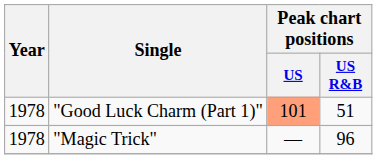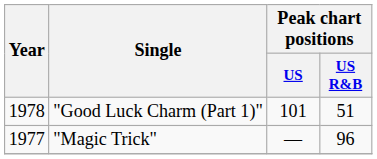(293, 111) lightsalmon background -> (293, 111) no background
(27, 139) 1978 -> (27, 139) 1977
